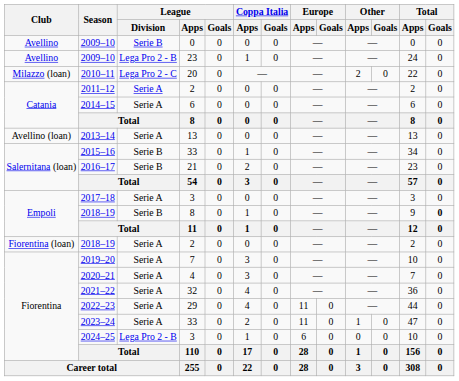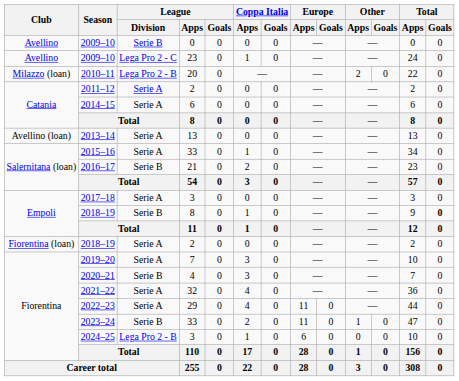(148, 58) Lega Pro 2 - B -> (148, 58) Lega Pro 2 - C
(148, 74) Lega Pro 2 - C -> (148, 74) Lega Pro 2 - B
(148, 151) Serie B -> (148, 151) Serie A
(148, 275) Serie A -> (148, 275) Serie B
(148, 321) Serie A -> (148, 321) Serie B
